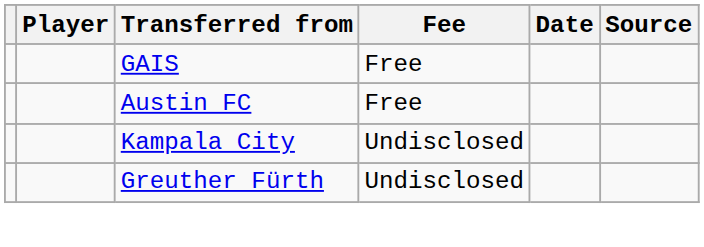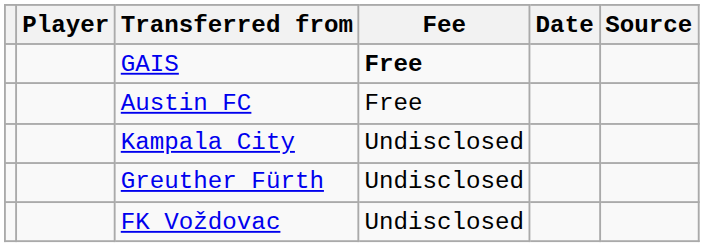(393, 64) normal -> (393, 64) bold
+ row: (201, 222)
